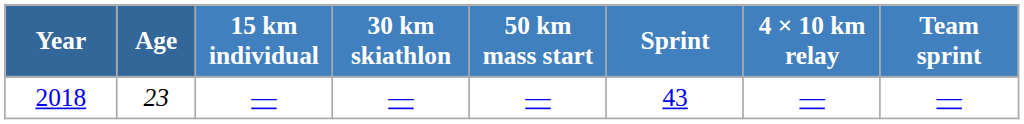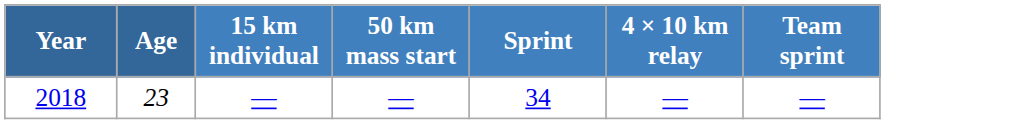- column: (401, 40)
(675, 97) 43 -> (538, 97) 34
